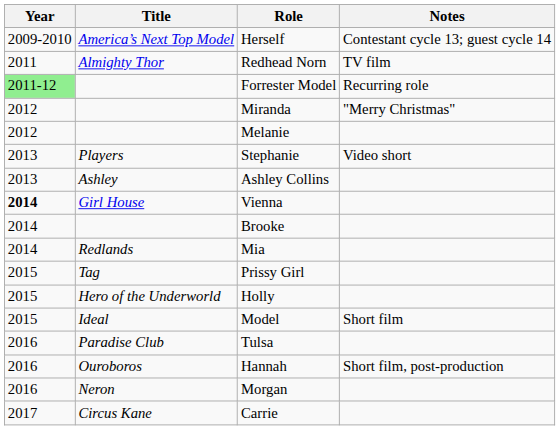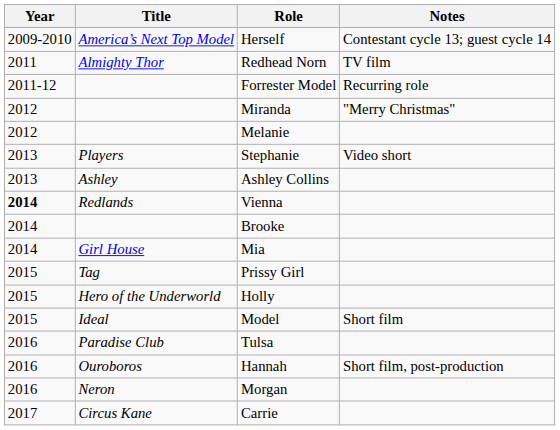(32, 86) lightgreen background -> (32, 86) no background
(111, 202) Girl House -> (106, 202) Redlands
(106, 249) Redlands -> (111, 249) Girl House
